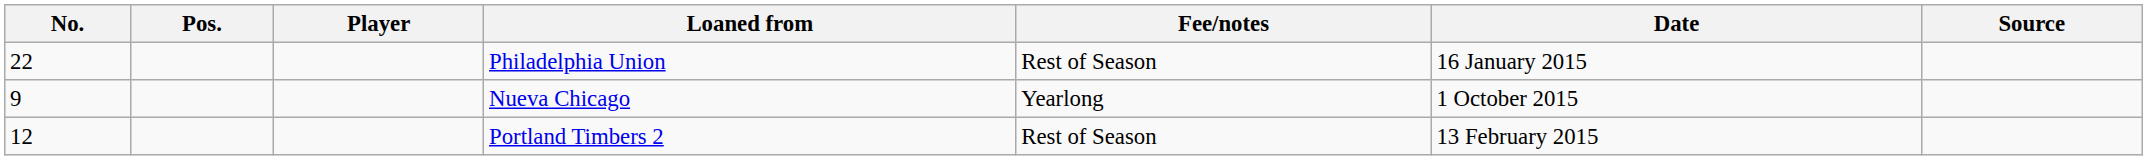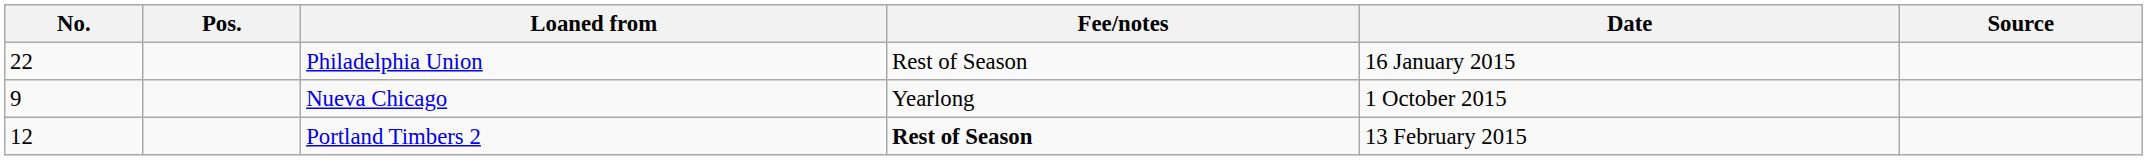- column: (379, 23)
(1089, 136) normal -> (962, 136) bold
